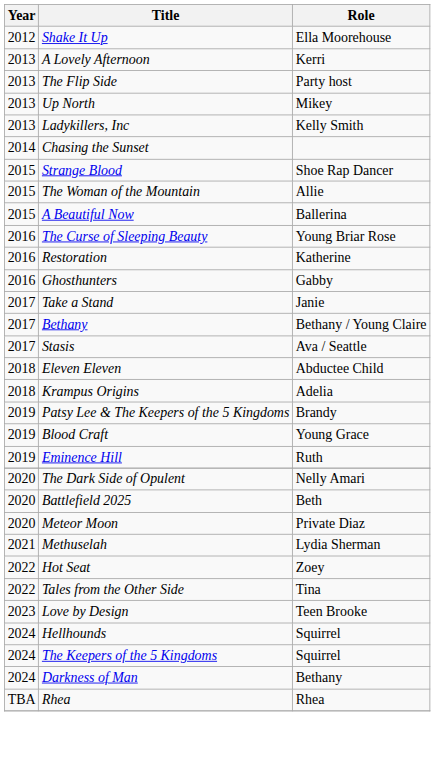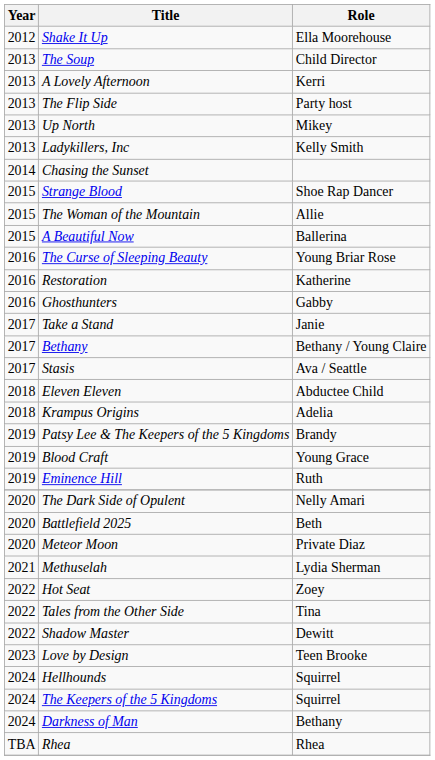+ row: (68, 59)
+ row: (85, 633)
